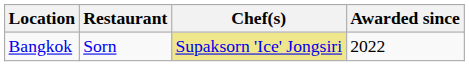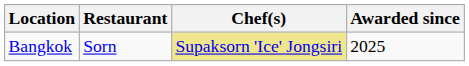(368, 46) 2022 -> (368, 46) 2025
